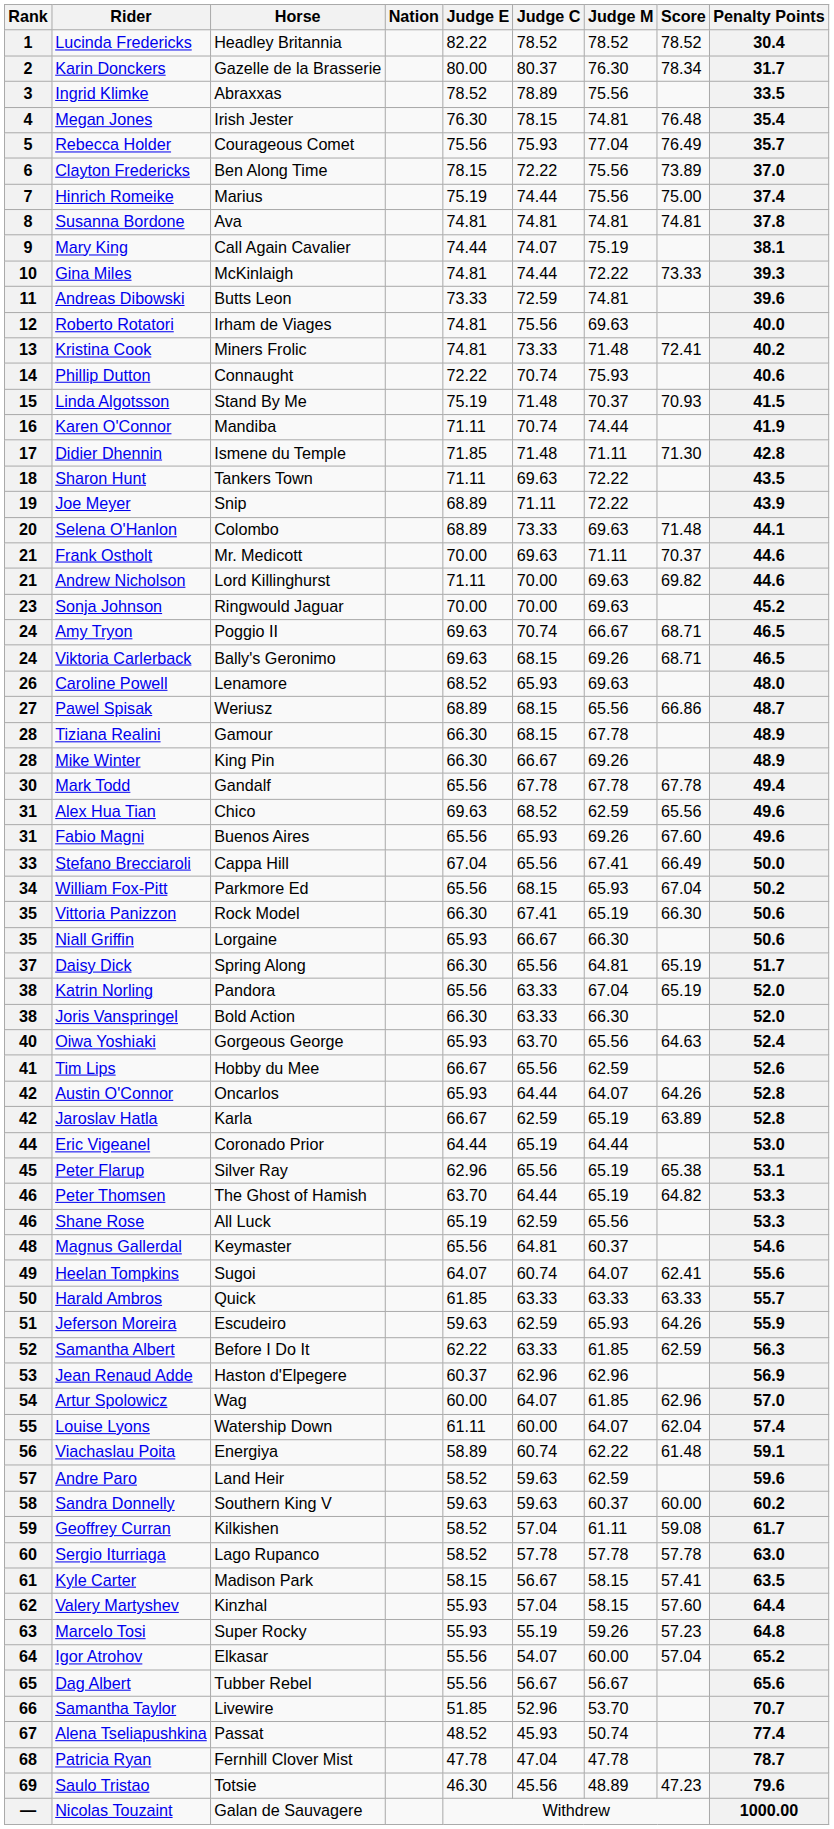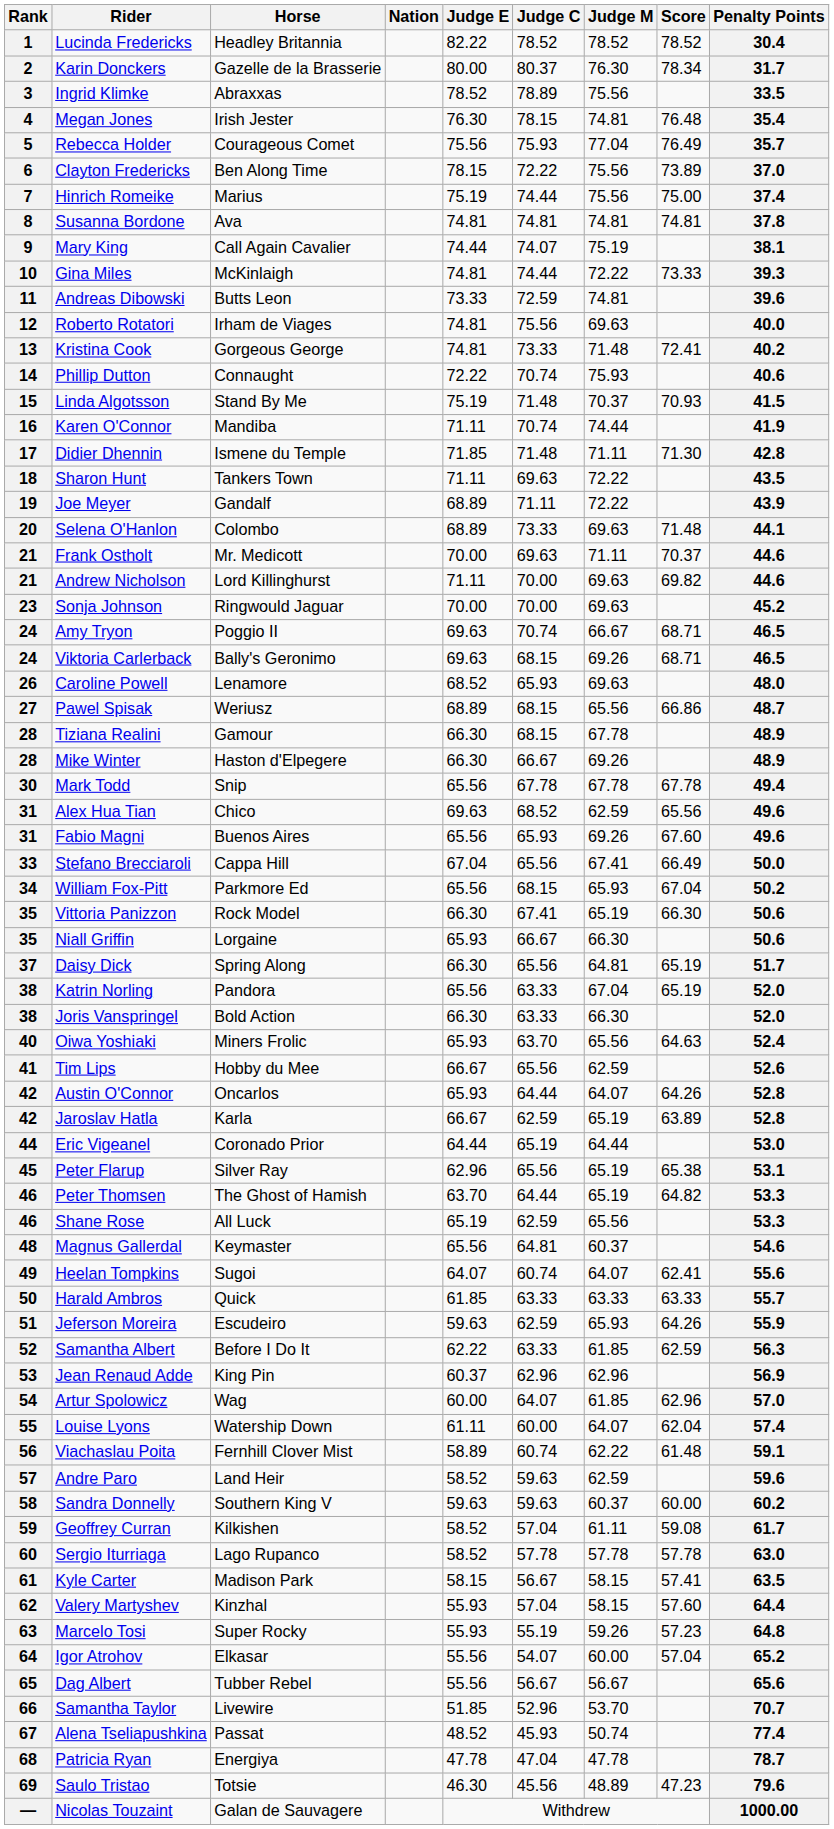(260, 350) Miners Frolic -> (279, 350) Gorgeous George
(230, 504) Snip -> (242, 504) Gandalf
(244, 760) King Pin -> (280, 760) Haston d'Elpegere
(242, 786) Gandalf -> (230, 786) Snip
(279, 1042) Gorgeous George -> (260, 1042) Miners Frolic
(280, 1375) Haston d'Elpegere -> (244, 1375) King Pin
(246, 1452) Energiya -> (283, 1452) Fernhill Clover Mist
(283, 1760) Fernhill Clover Mist -> (246, 1760) Energiya
